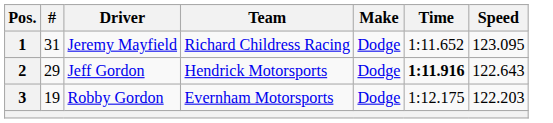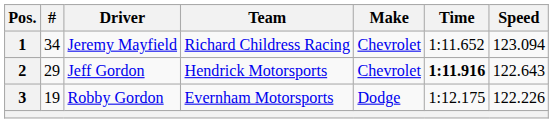(52, 44) 31 -> (52, 44) 34
(379, 44) Dodge -> (389, 44) Chevrolet
(498, 44) 123.095 -> (519, 44) 123.094
(379, 71) Dodge -> (389, 71) Chevrolet
(498, 97) 122.203 -> (519, 97) 122.226
